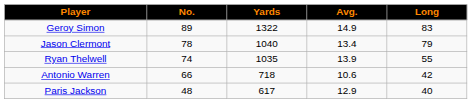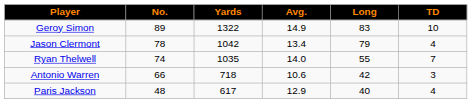+ column: (433, 12)
(267, 43) 1040 -> (228, 43) 1042
(347, 59) 13.9 -> (296, 59) 14.0
